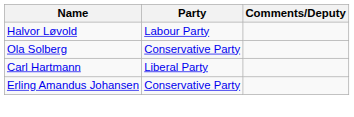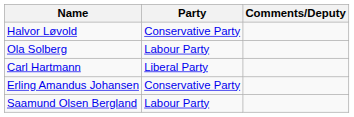(177, 31) Labour Party -> (192, 31) Conservative Party
(192, 49) Conservative Party -> (177, 49) Labour Party
+ row: (72, 103)
